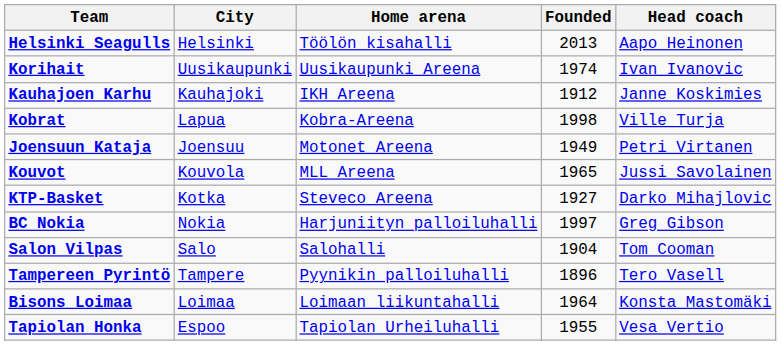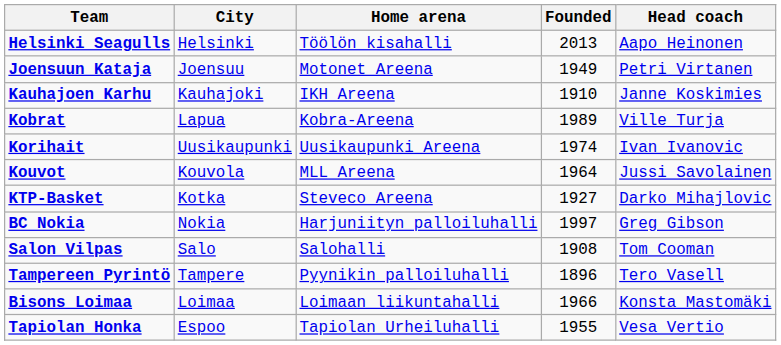rows swapped: (80, 147) <-> (46, 69)
(578, 95) 1912 -> (578, 95) 1910
(578, 121) 1998 -> (578, 121) 1989
(578, 173) 1965 -> (578, 173) 1964
(578, 250) 1904 -> (578, 250) 1908
(578, 302) 1964 -> (578, 302) 1966
